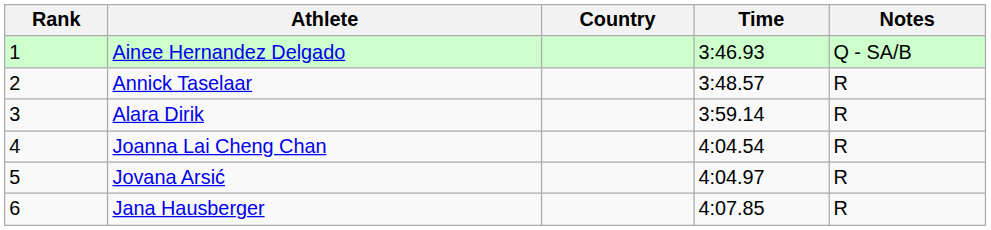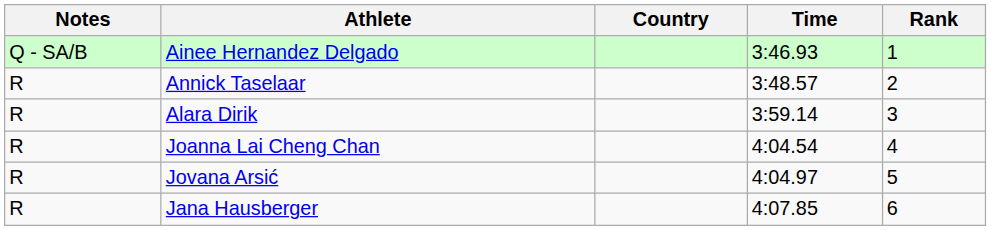columns swapped: (56, 20) <-> (907, 20)
